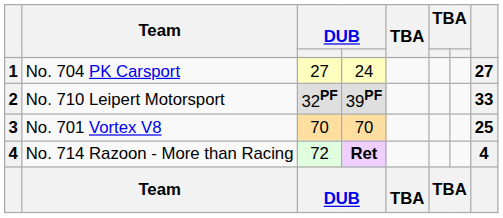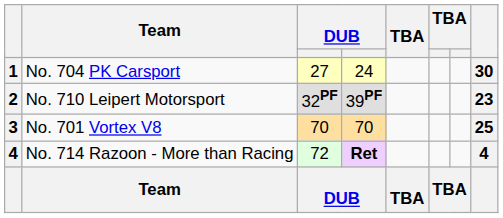(484, 70) 27 -> (484, 70) 30
(484, 99) 33 -> (484, 99) 23
